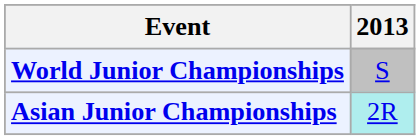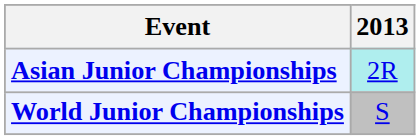rows swapped: (174, 112) <-> (177, 69)
